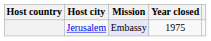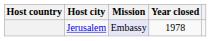(175, 28) 1975 -> (175, 28) 1978
